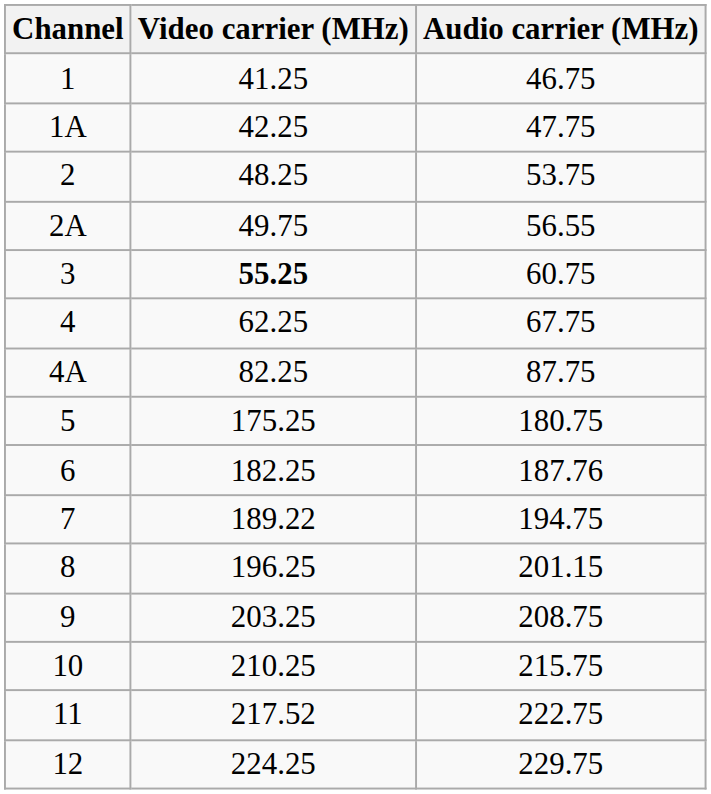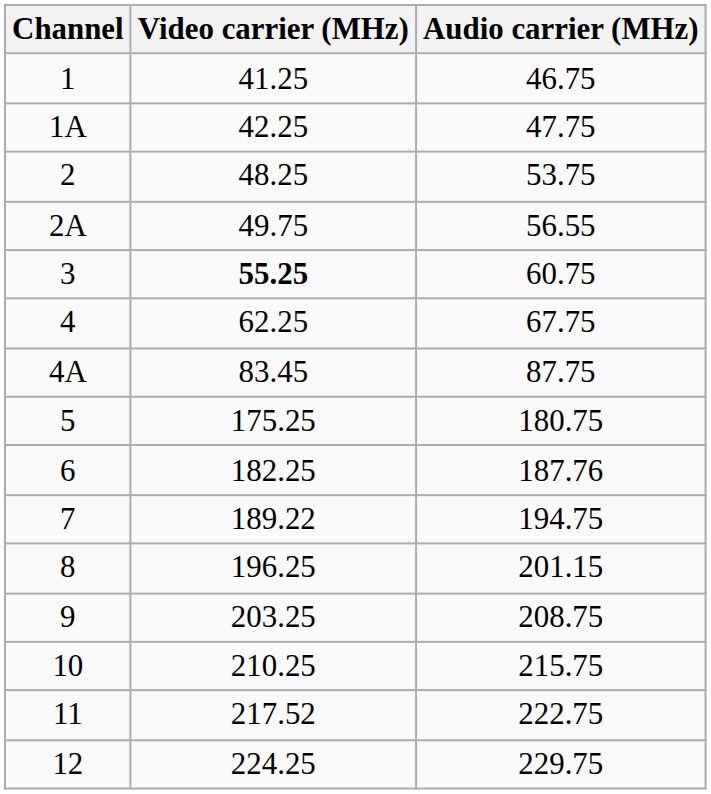(273, 371) 82.25 -> (273, 371) 83.45
